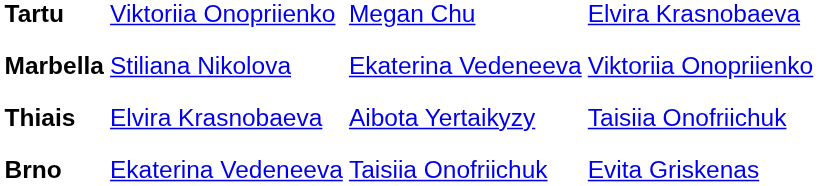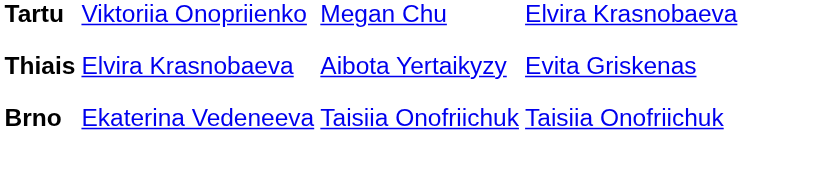- row: (54, 66)
(687, 118) Taisiia Onofriichuk -> (611, 66) Evita Griskenas
(673, 170) Evita Griskenas -> (624, 118) Taisiia Onofriichuk
